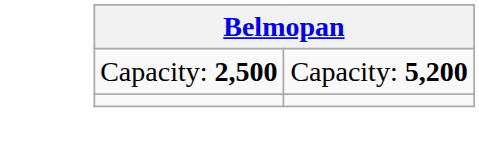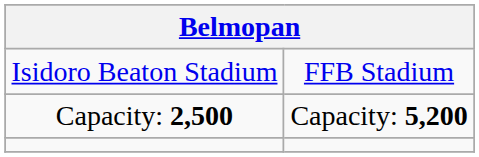+ row: (144, 71)
